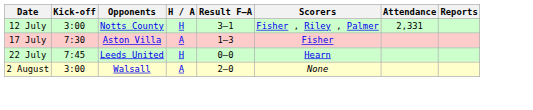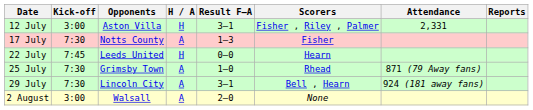(132, 26) Notts County -> (132, 26) Aston Villa
(132, 40) Aston Villa -> (132, 40) Notts County
+ row: (28, 69)
+ row: (28, 84)
